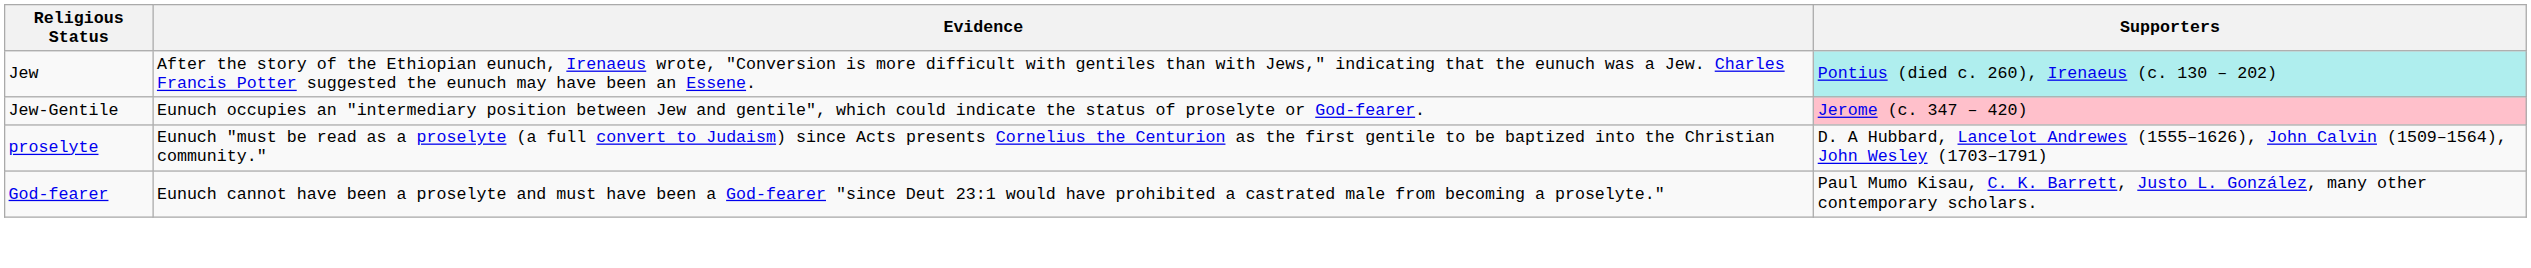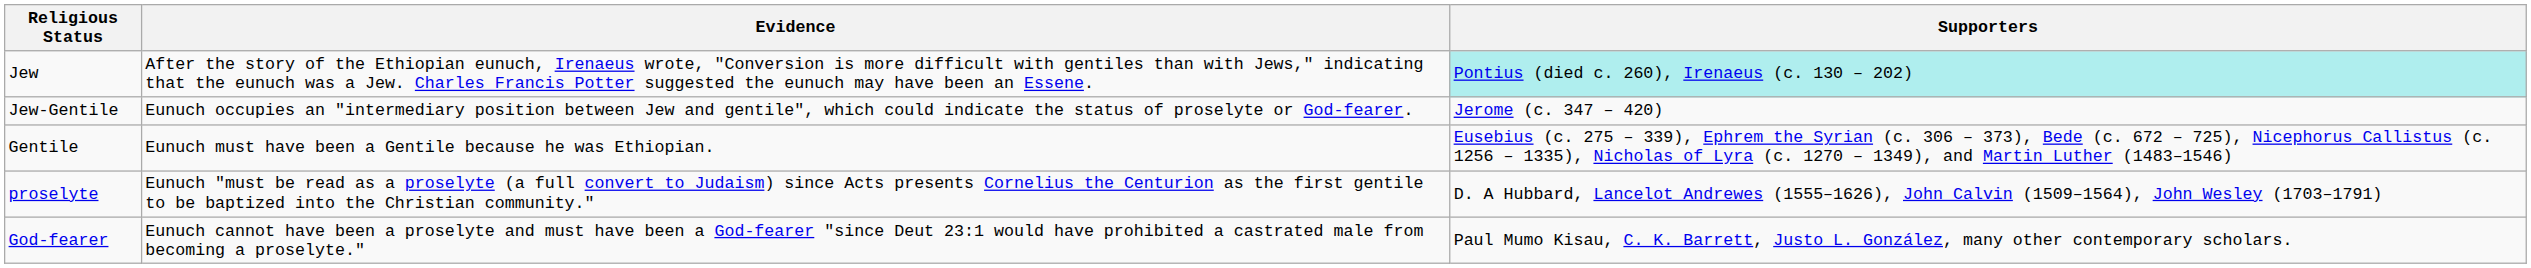(1923, 111) pink background -> (1558, 111) no background
+ row: (44, 148)
